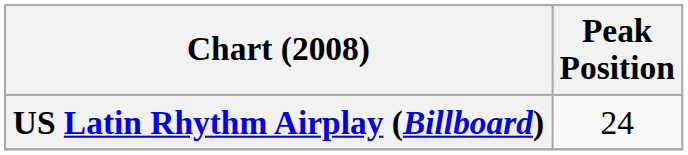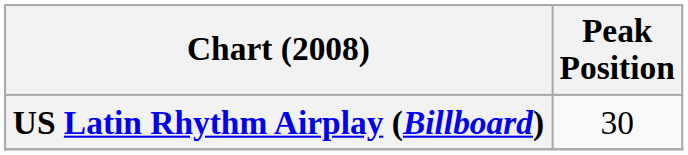(617, 121) 24 -> (617, 121) 30
